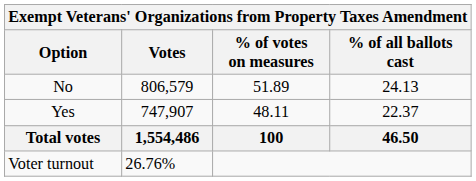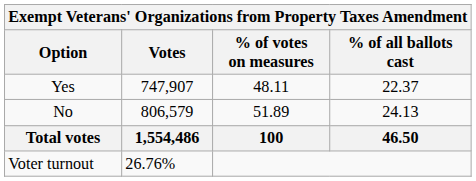rows swapped: (63, 112) <-> (63, 86)
